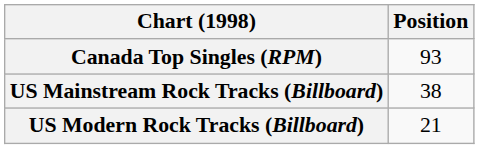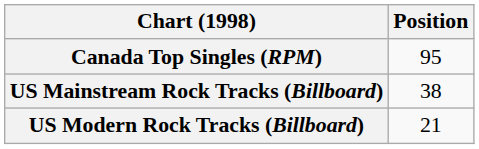(431, 56) 93 -> (431, 56) 95
